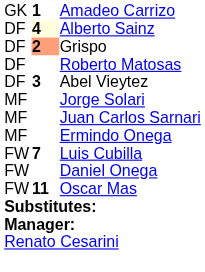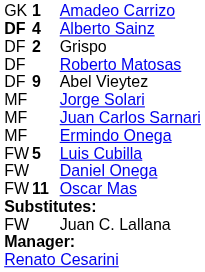(15, 29) normal -> (15, 29) bold
(36, 29) lightyellow background -> (36, 29) no background
(36, 46) lightsalmon background -> (36, 46) no background
(36, 82) 3 -> (36, 82) 9
(36, 153) 7 -> (36, 153) 5
+ row: (115, 224)
